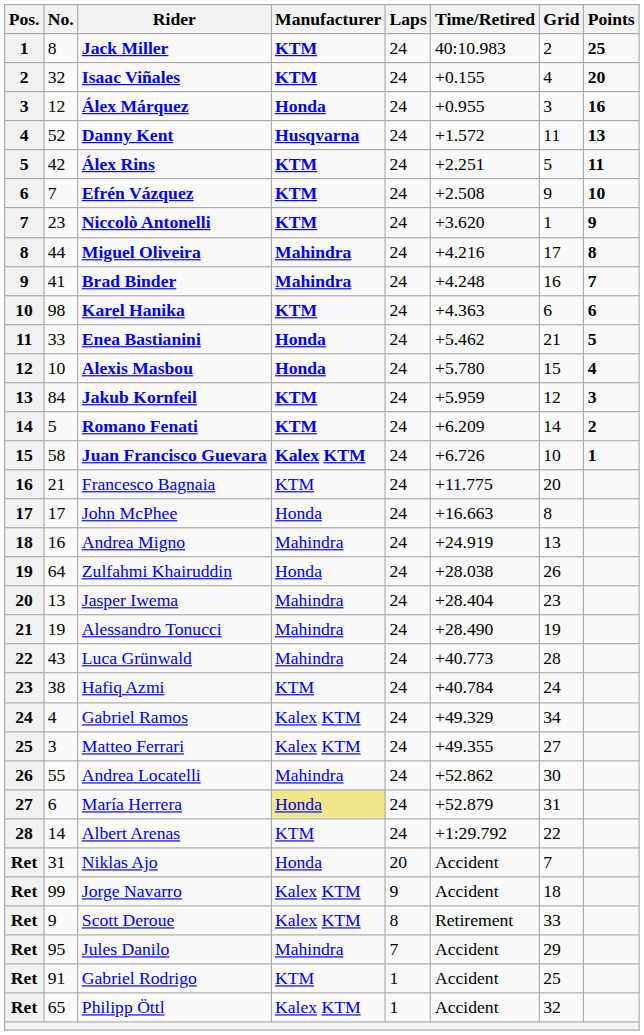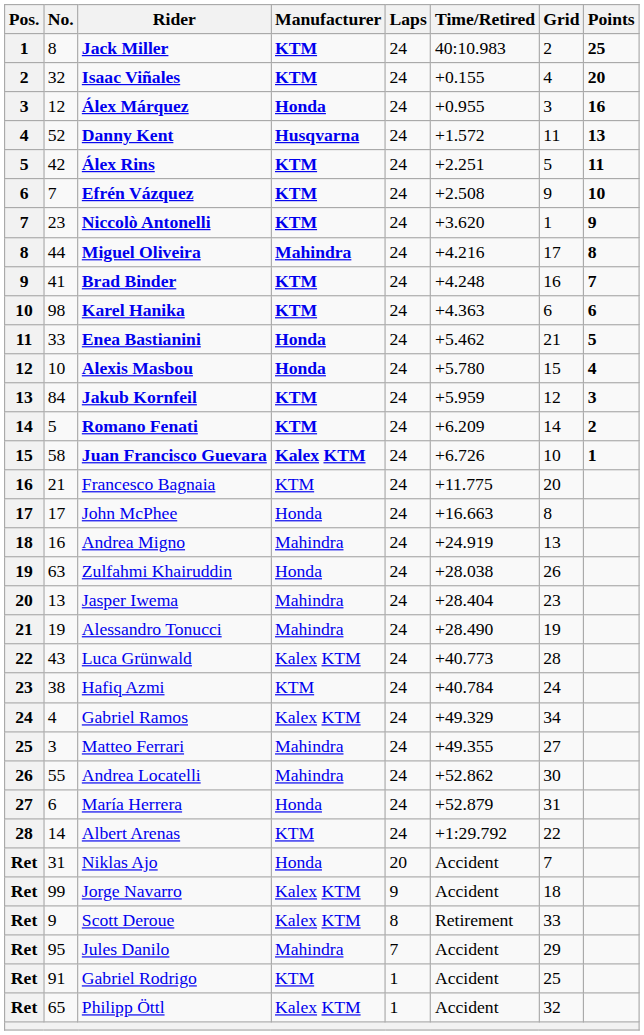(313, 280) Mahindra -> (296, 280) KTM
(57, 571) 64 -> (57, 571) 63
(309, 658) Mahindra -> (318, 658) Kalex KTM
(318, 746) Kalex KTM -> (309, 746) Mahindra
(298, 804) khaki background -> (298, 804) no background
